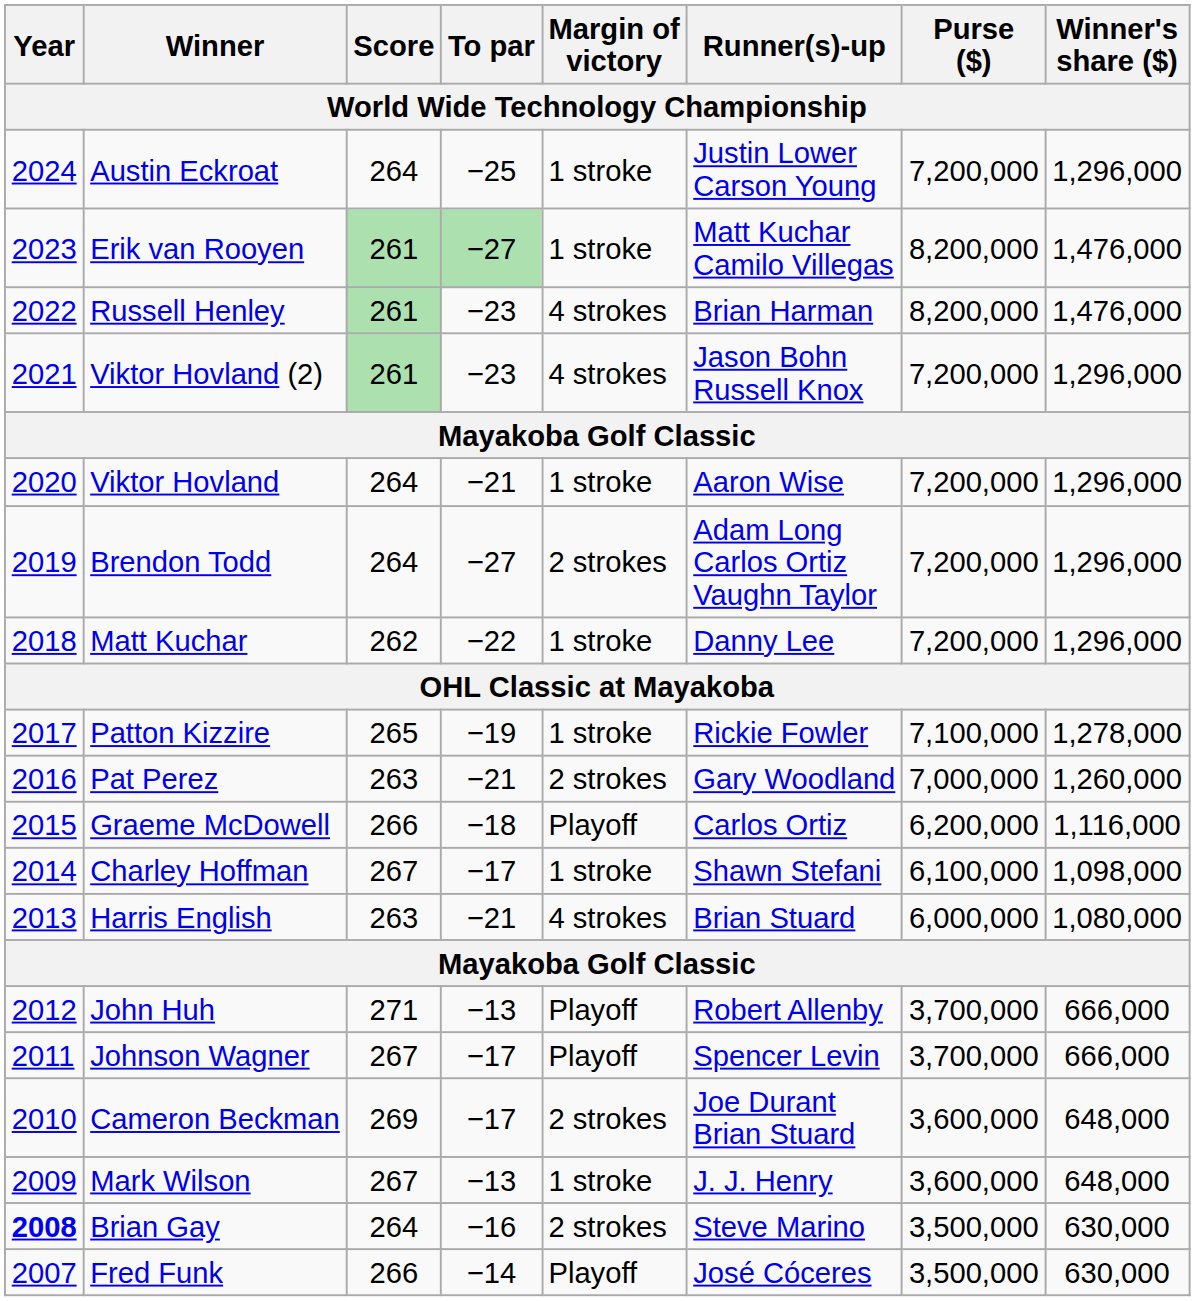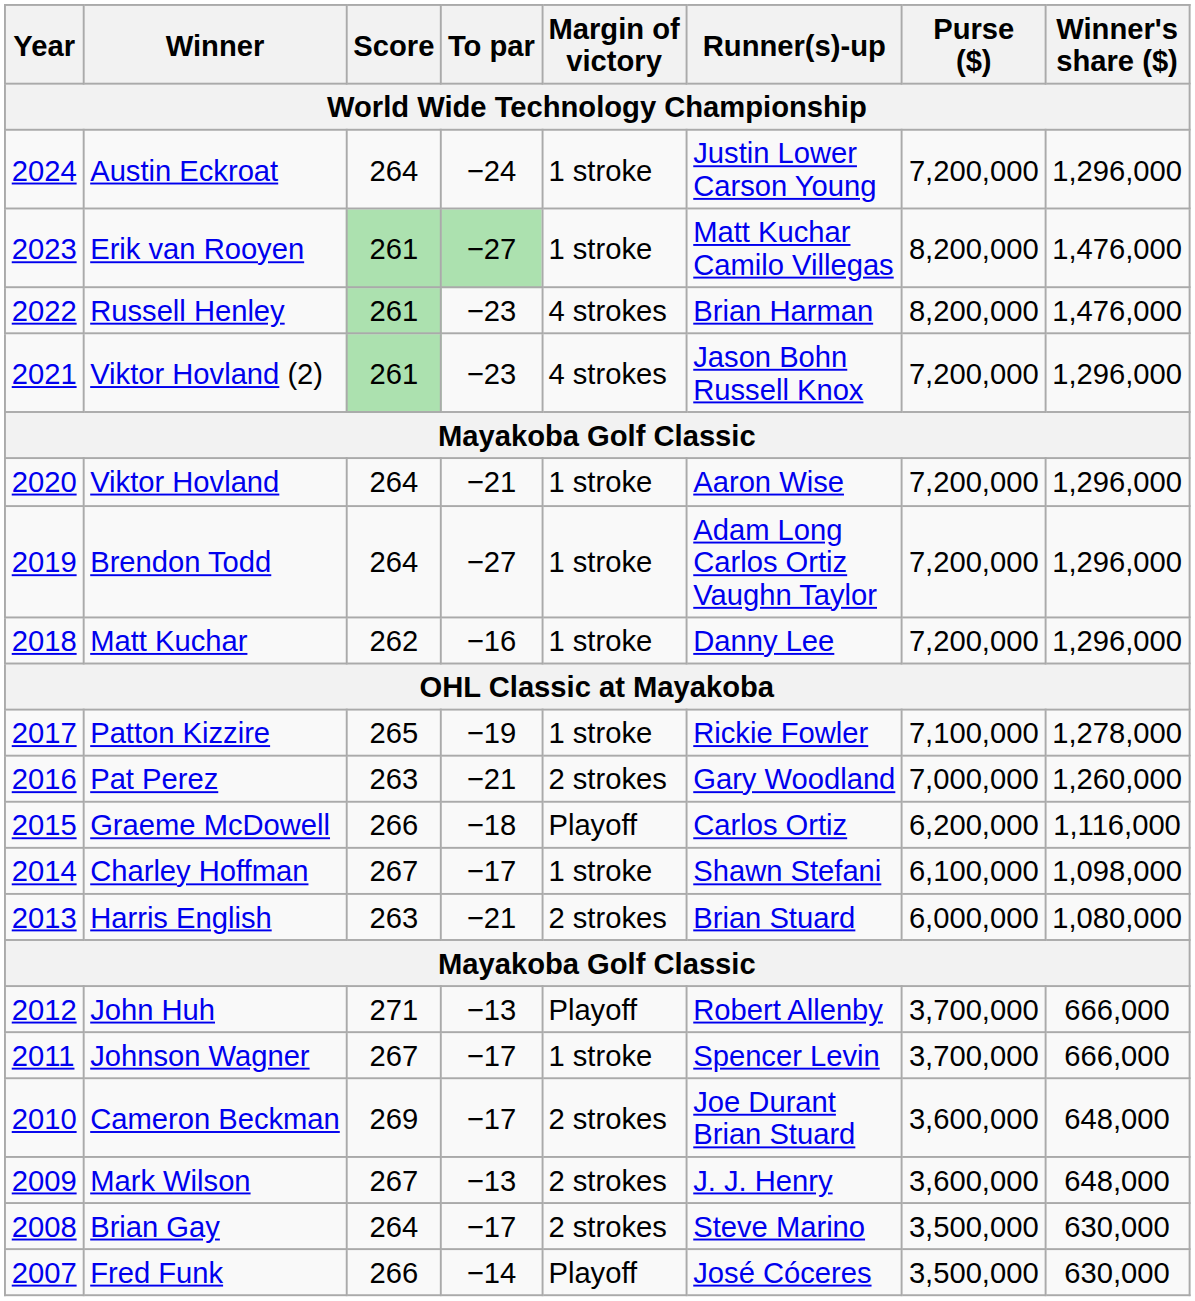(491, 170) −25 -> (491, 170) −24
(608, 561) 2 strokes -> (600, 561) 1 stroke
(491, 640) −22 -> (491, 640) −16
(608, 917) 4 strokes -> (608, 917) 2 strokes
(593, 1056) Playoff -> (600, 1056) 1 stroke
(600, 1181) 1 stroke -> (608, 1181) 2 strokes
(44, 1227) bold -> (44, 1227) normal
(491, 1227) −16 -> (491, 1227) −17
